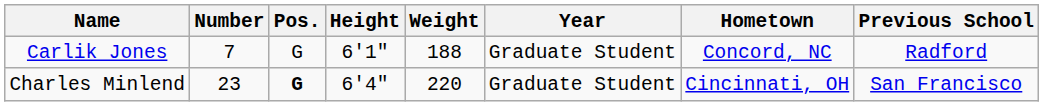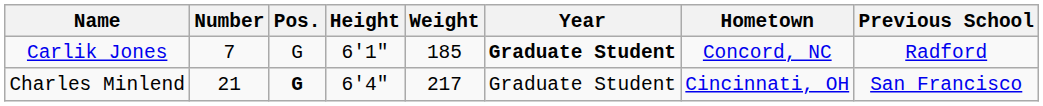(444, 52) 188 -> (444, 52) 185
(582, 52) normal -> (582, 52) bold
(229, 84) 23 -> (229, 84) 21
(444, 84) 220 -> (444, 84) 217
